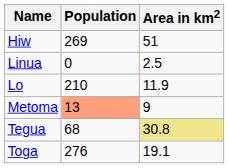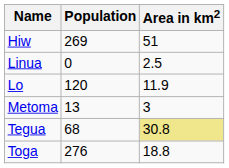(76, 85) 210 -> (76, 85) 120
(72, 107) lightsalmon background -> (72, 107) no background
(147, 107) 9 -> (147, 107) 3
(156, 151) 19.1 -> (156, 151) 18.8
